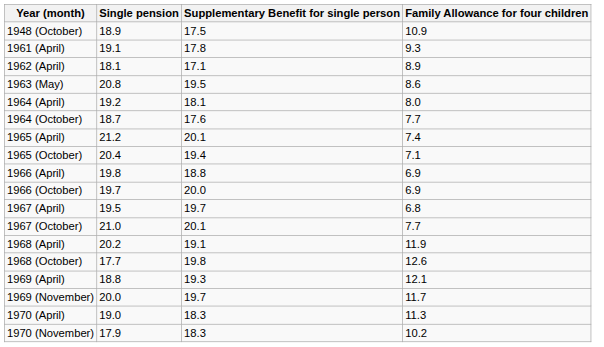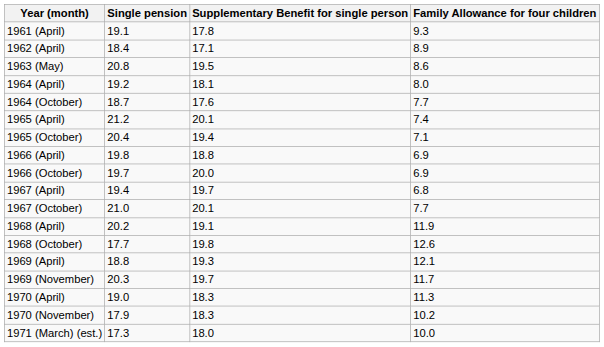- row: (45, 31)
(110, 66) 18.1 -> (118, 48) 18.4
(110, 208) 19.5 -> (118, 191) 19.4
(110, 297) 20.0 -> (118, 279) 20.3
+ row: (55, 333)
